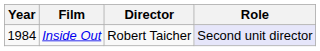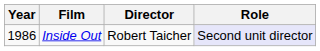(22, 35) 1984 -> (22, 35) 1986
